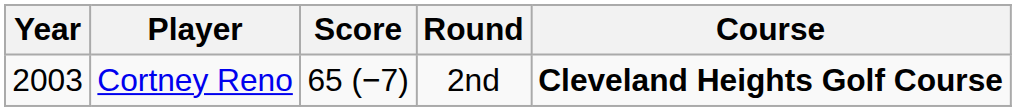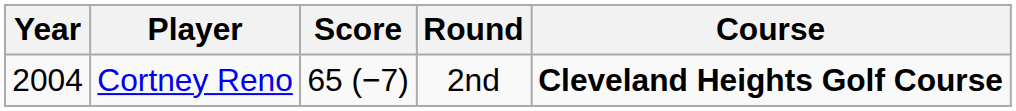(48, 79) 2003 -> (48, 79) 2004
